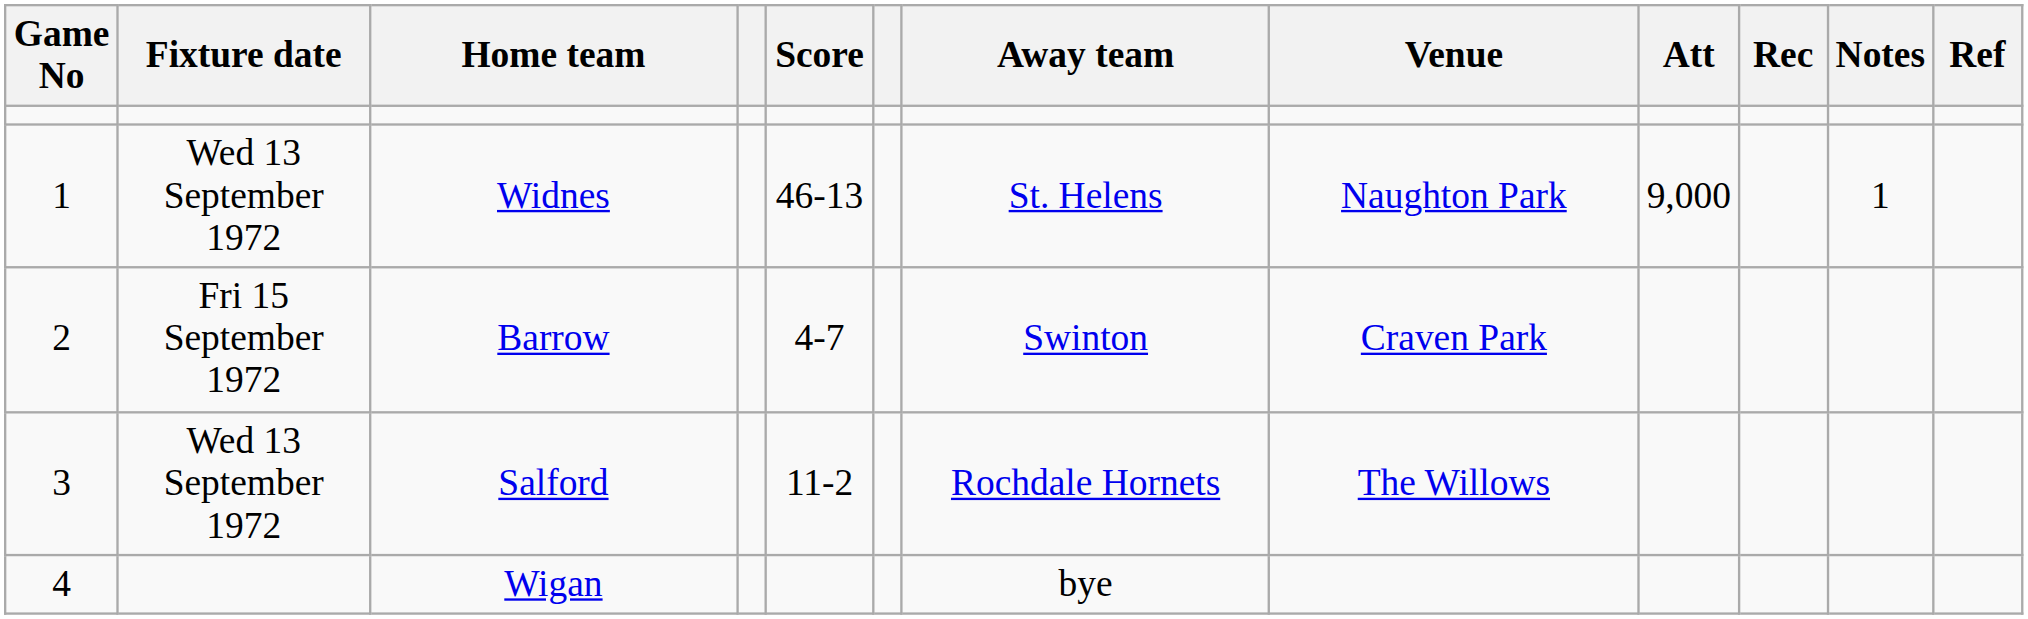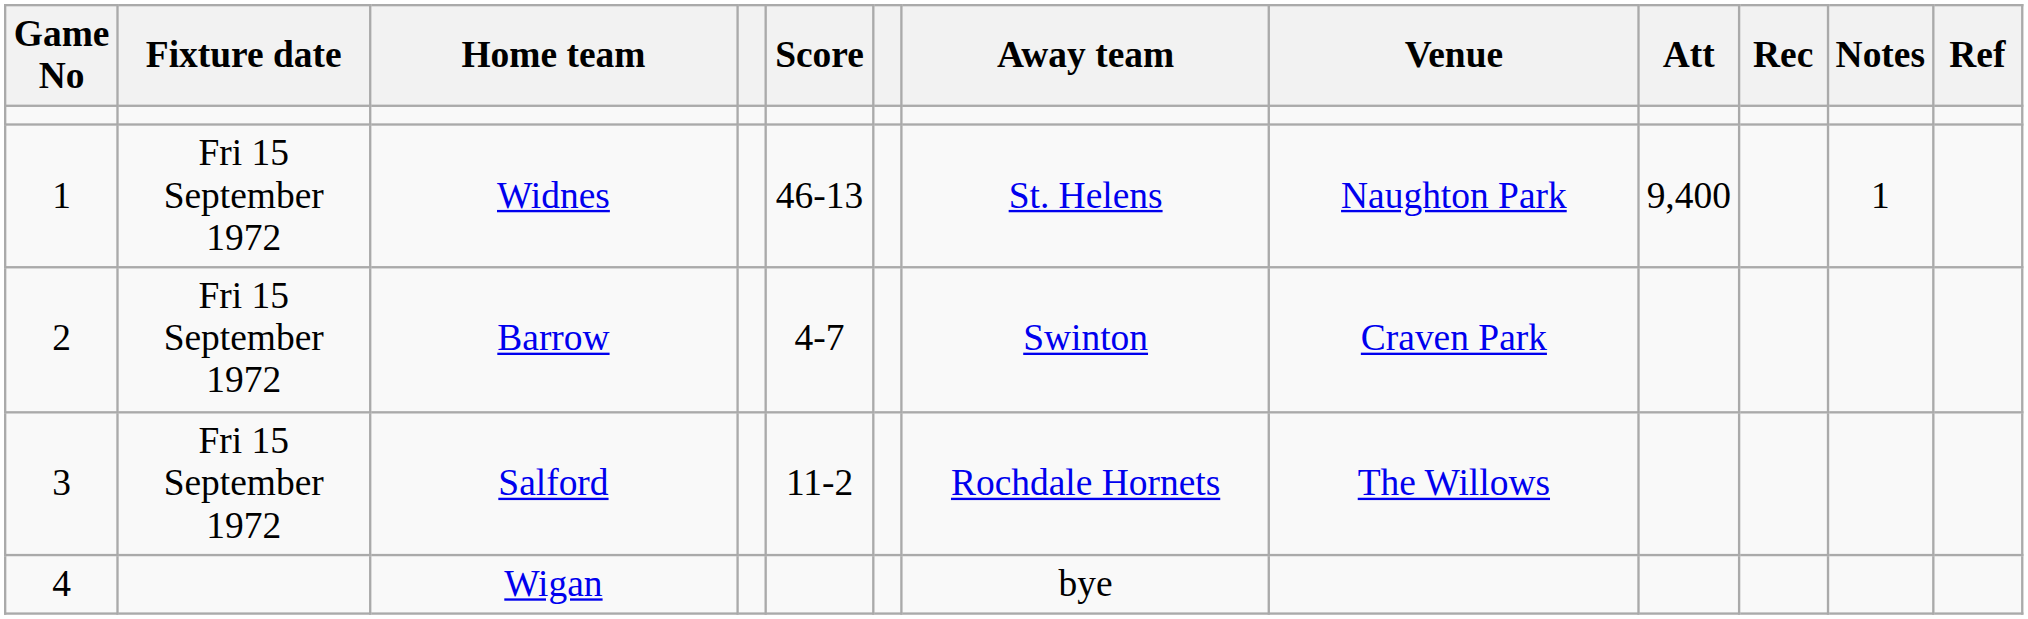(244, 195) Wed 13 September 1972 -> (244, 195) Fri 15 September 1972
(1689, 195) 9,000 -> (1689, 195) 9,400
(244, 482) Wed 13 September 1972 -> (244, 482) Fri 15 September 1972
